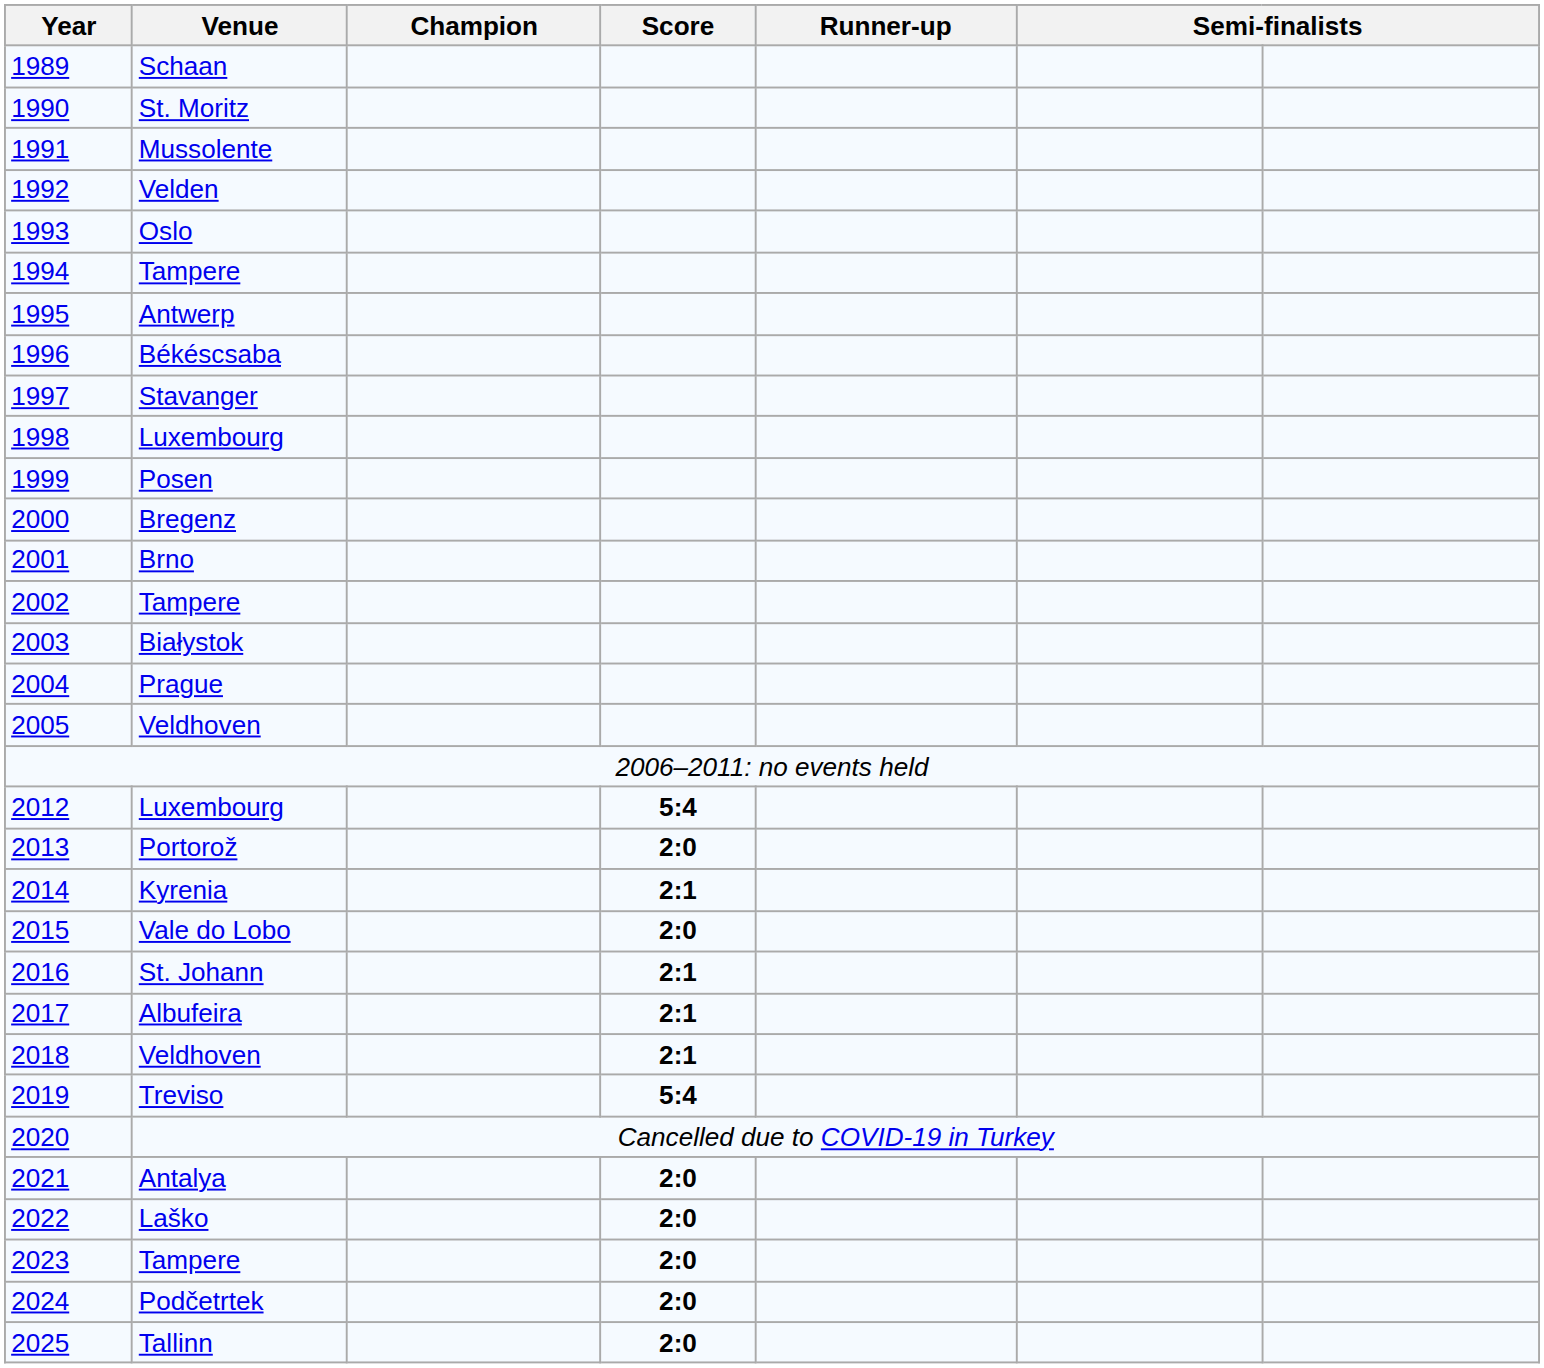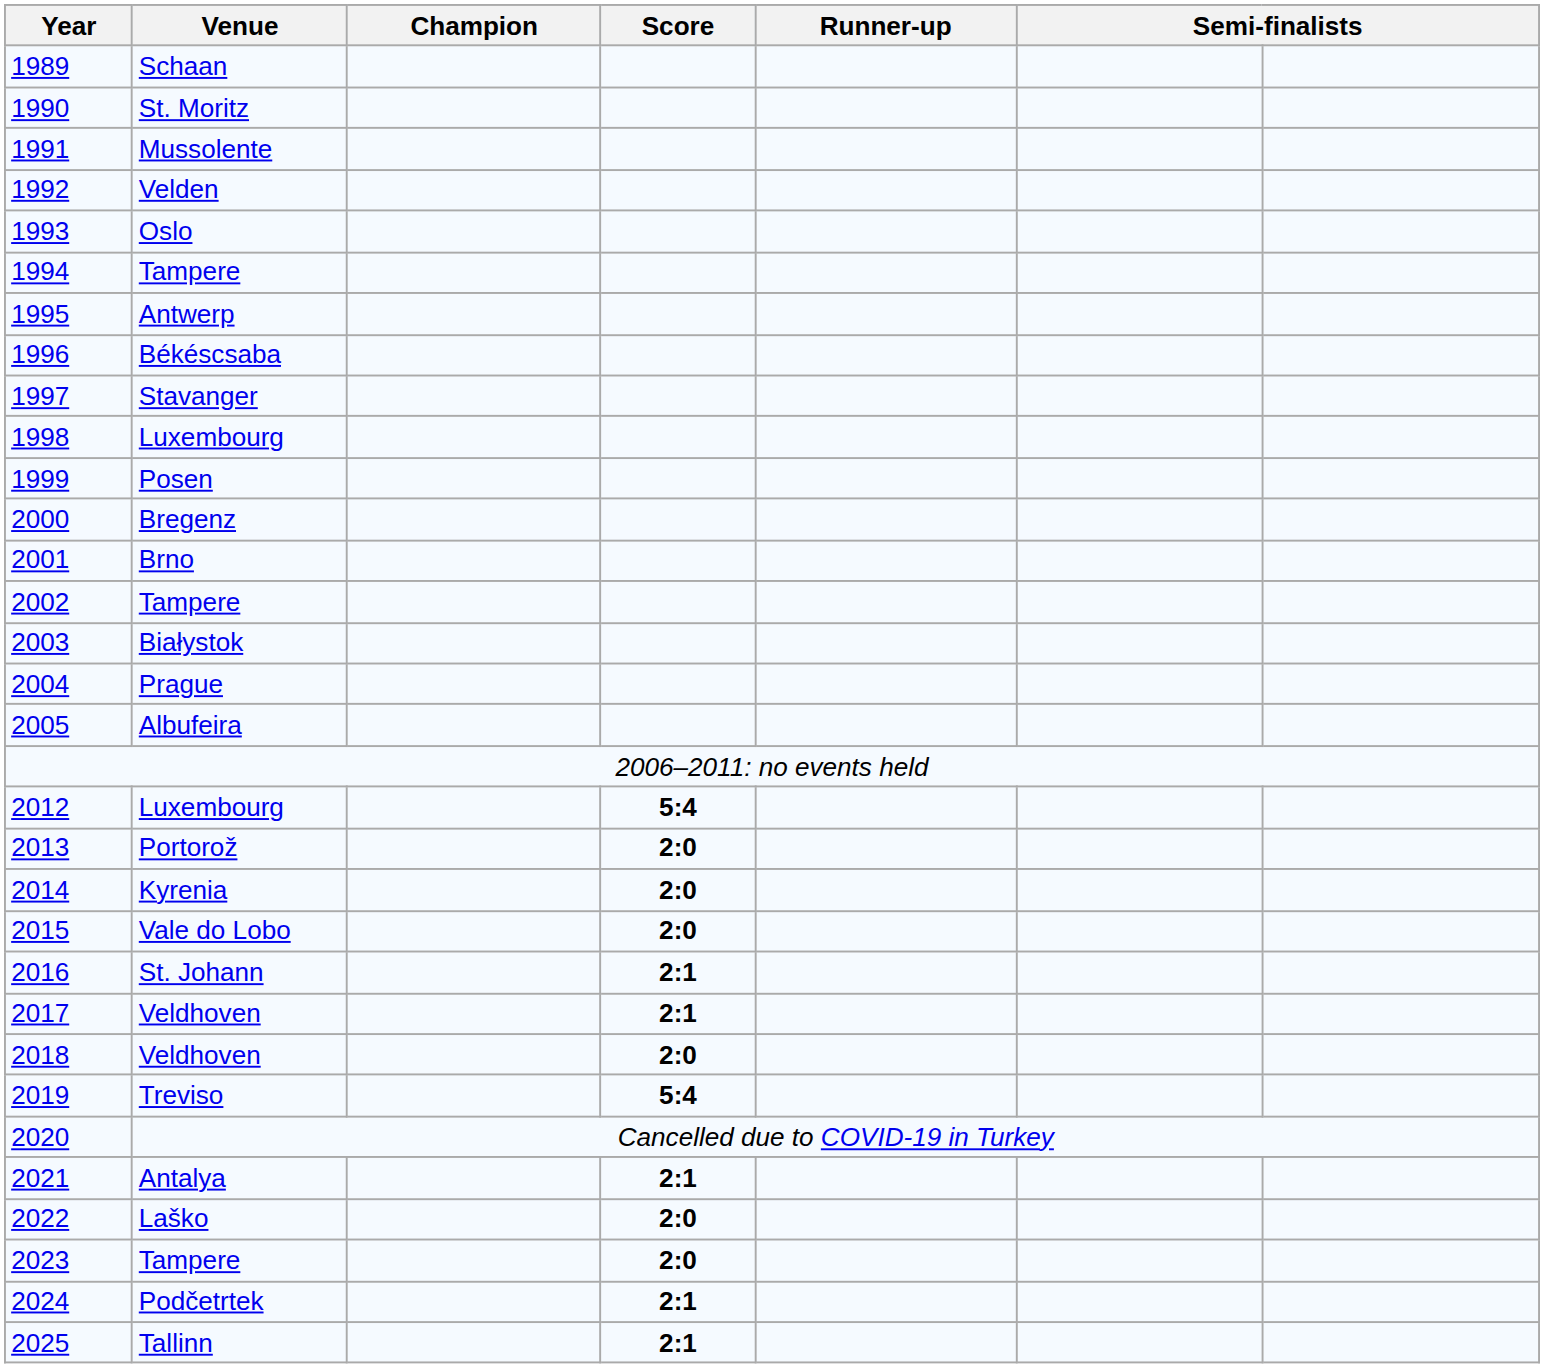(200, 725) Veldhoven -> (190, 725) Albufeira
(678, 889) 2:1 -> (678, 889) 2:0
(190, 1013) Albufeira -> (200, 1013) Veldhoven
(678, 1054) 2:1 -> (678, 1054) 2:0
(678, 1178) 2:0 -> (678, 1178) 2:1
(678, 1301) 2:0 -> (678, 1301) 2:1
(678, 1342) 2:0 -> (678, 1342) 2:1
